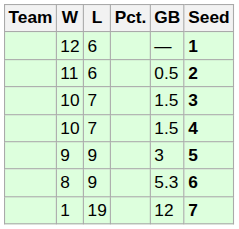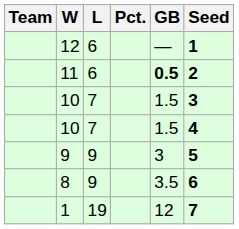(166, 73) normal -> (166, 73) bold
(166, 182) 5.3 -> (166, 182) 3.5
